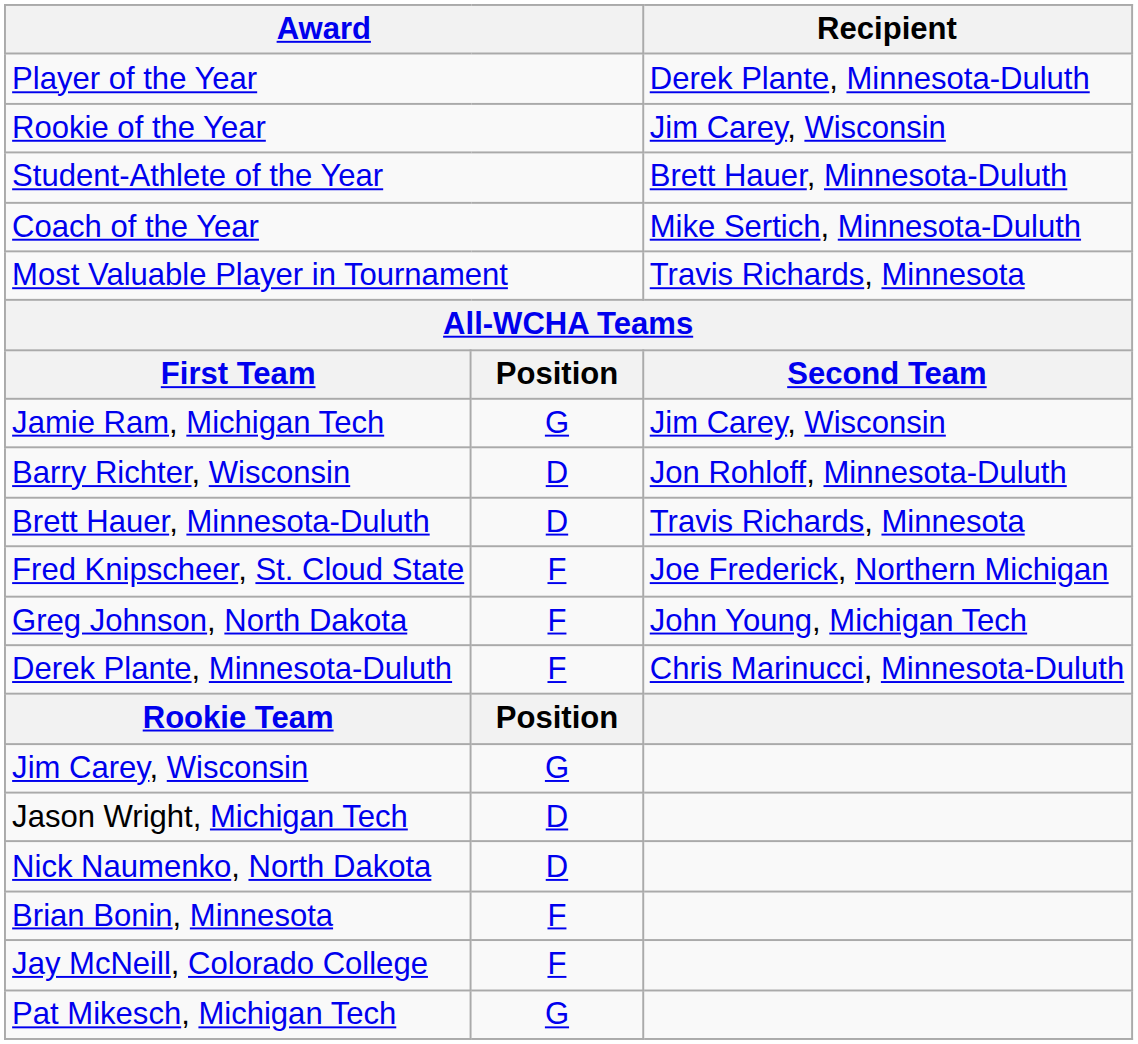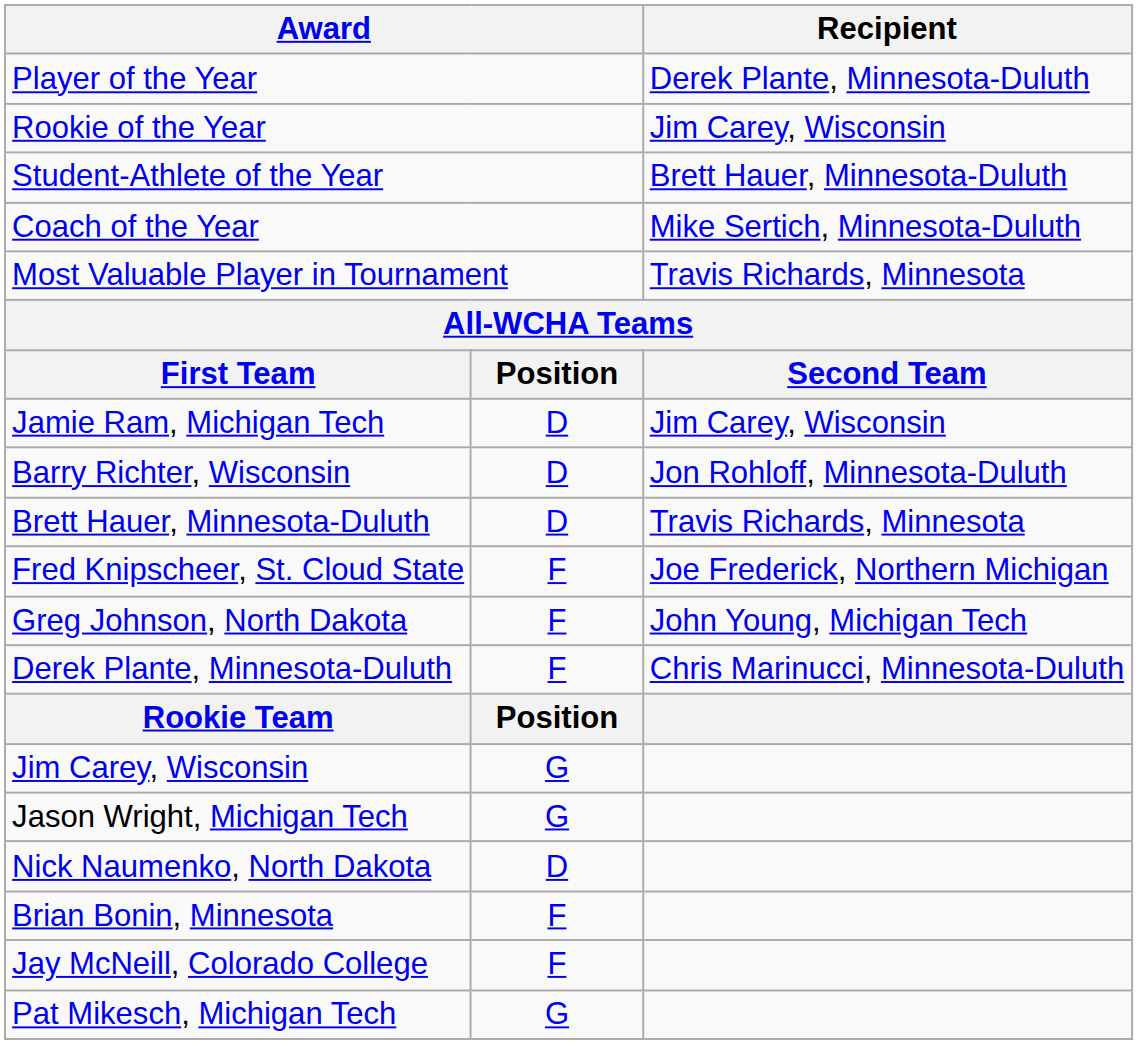(557, 422) G -> (557, 422) D
(557, 816) D -> (557, 816) G
